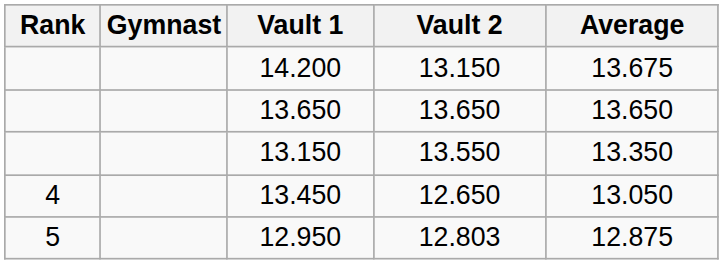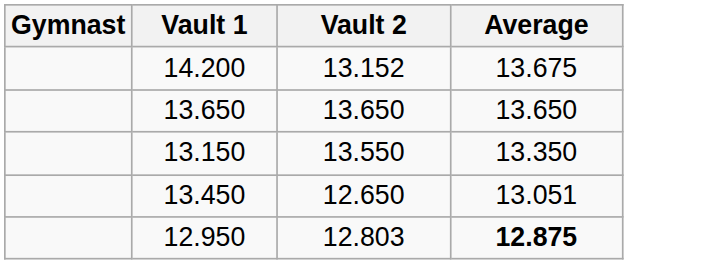- column: (53, 25)
(460, 68) 13.150 -> (364, 68) 13.152
(632, 195) 13.050 -> (536, 195) 13.051
(632, 237) normal -> (536, 237) bold
